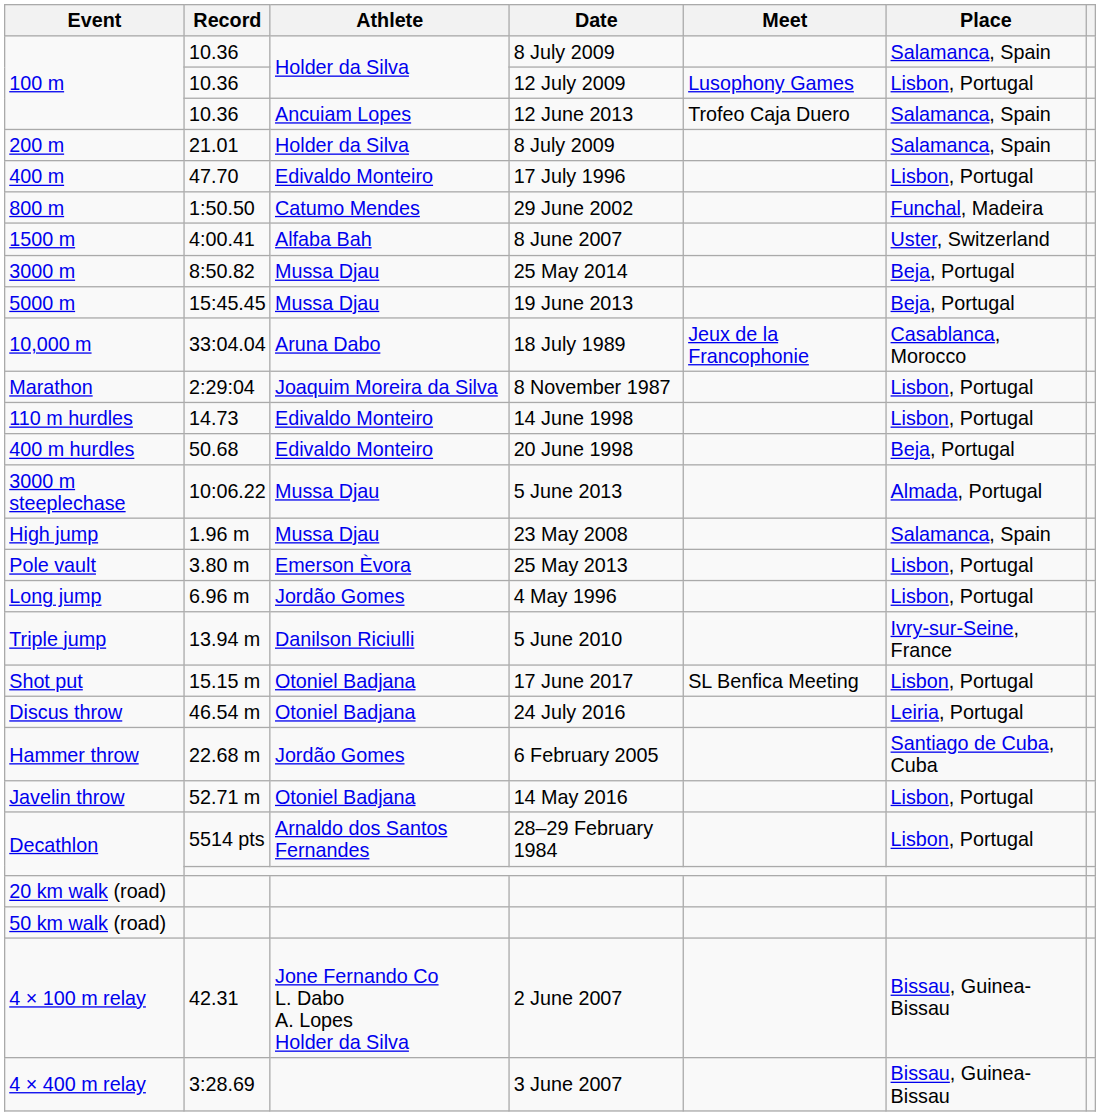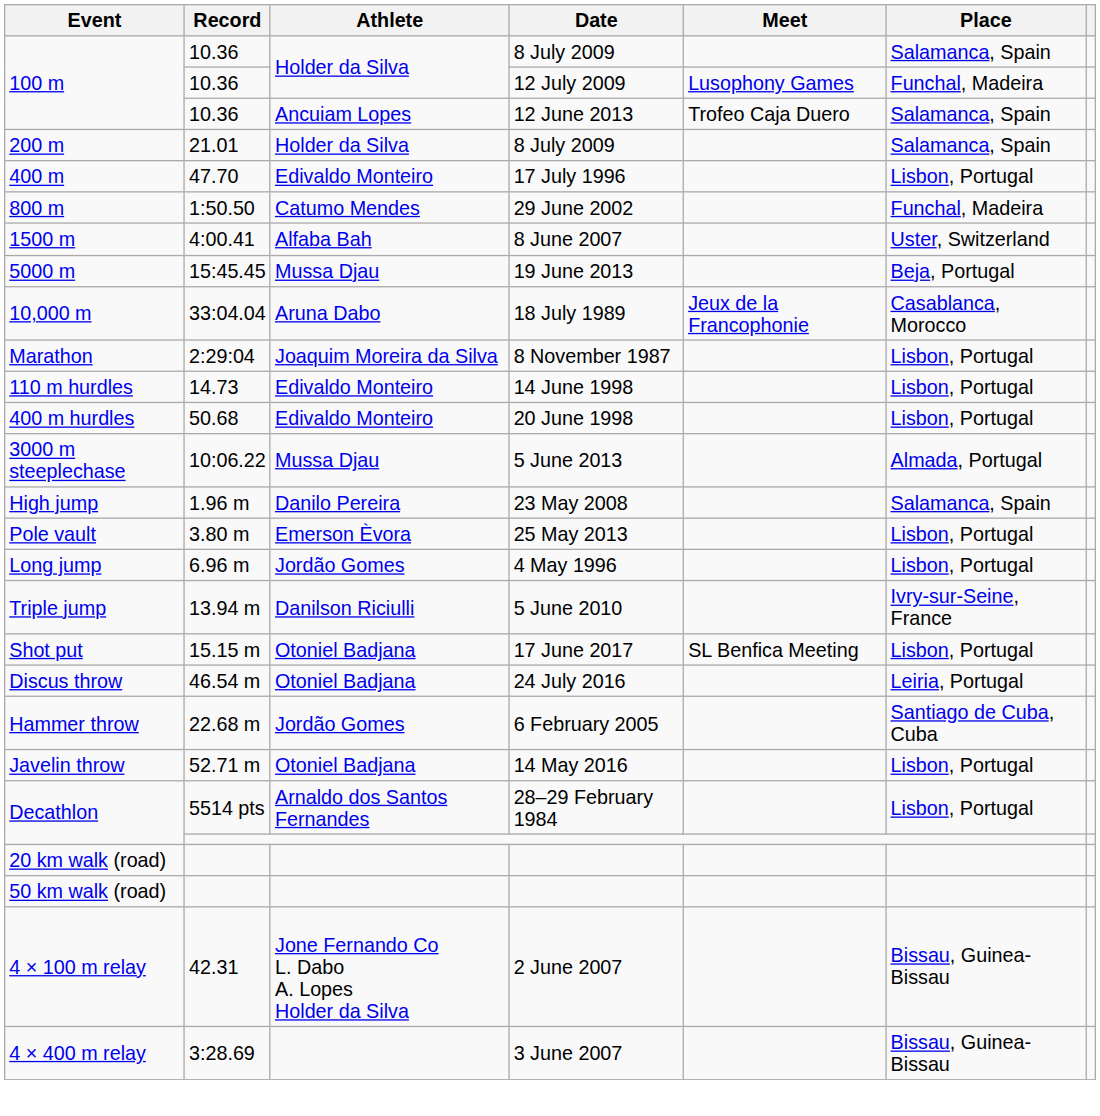(962, 83) Lisbon, Portugal -> (967, 83) Funchal, Madeira
- row: (42, 271)
(953, 449) Beja, Portugal -> (962, 418) Lisbon, Portugal
(327, 534) Mussa Djau -> (338, 503) Danilo Pereira
